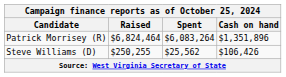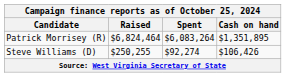(244, 38) $1,351,896 -> (244, 38) $1,351,895
(182, 52) $25,562 -> (182, 52) $92,274
